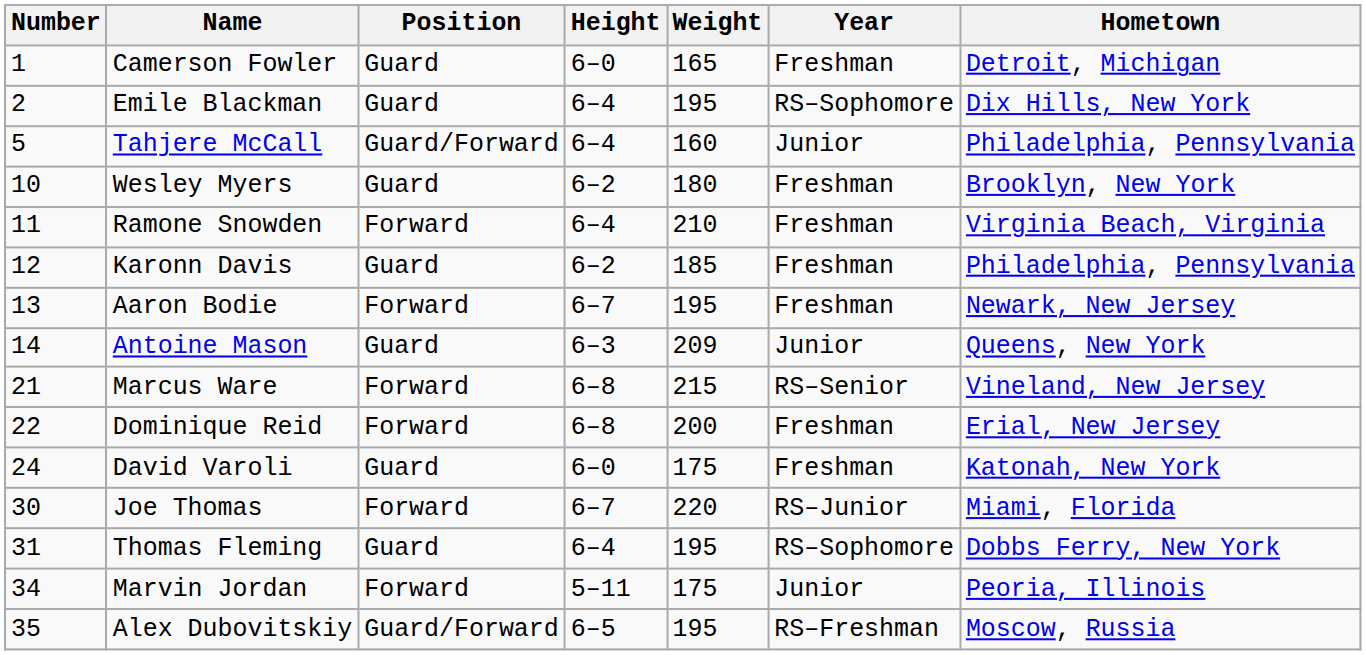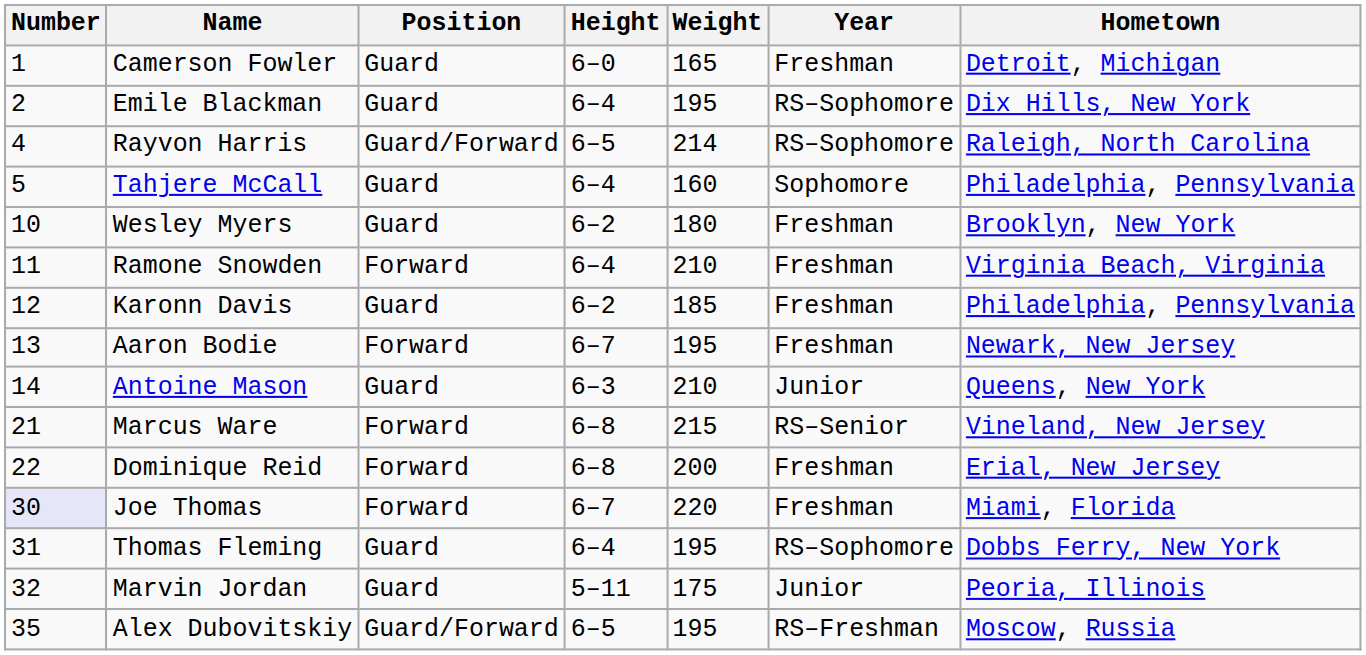+ row: (210, 146)
(461, 146) Guard/Forward -> (402, 187) Guard
(819, 146) Junior -> (842, 187) Sophomore
(695, 348) 209 -> (695, 388) 210
- row: (203, 469)
(26, 509) no background -> (26, 509) lavender background
(842, 509) RS–Junior -> (834, 509) Freshman
(26, 589) 34 -> (26, 589) 32
(417, 589) Forward -> (402, 589) Guard
